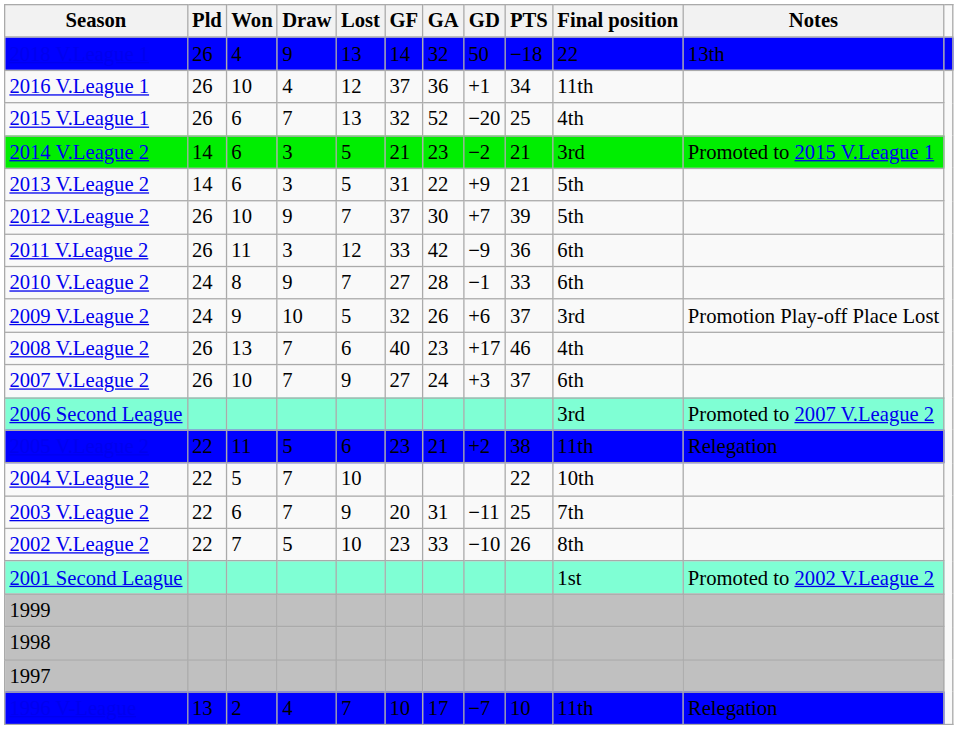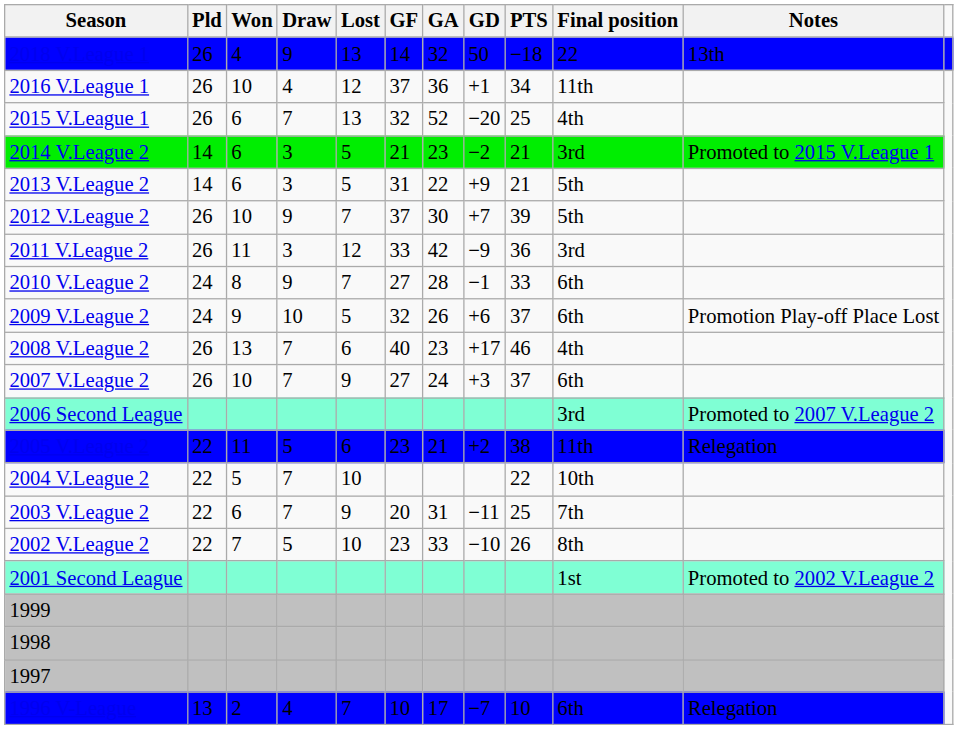(571, 250) 6th -> (571, 250) 3rd
(571, 315) 3rd -> (571, 315) 6th
(575, 708) 11th -> (571, 708) 6th
